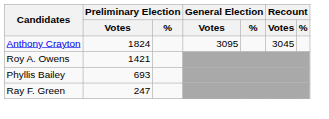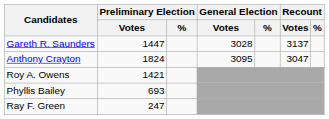+ row: (51, 43)
(283, 43) 3045 -> (297, 59) 3047
